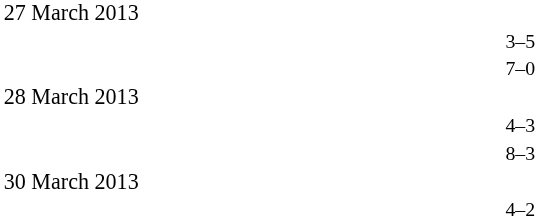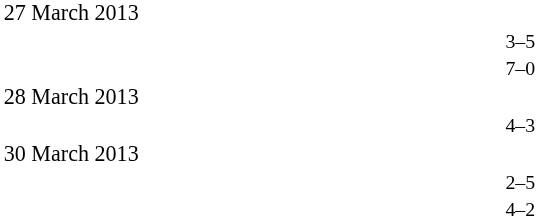- row: (215, 153)
+ row: (215, 182)
